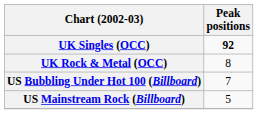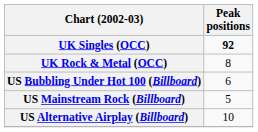(228, 81) 7 -> (228, 81) 6
+ row: (104, 117)
